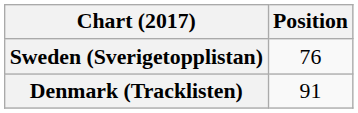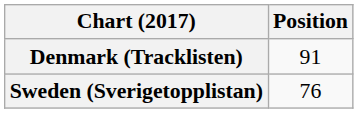rows swapped: (136, 90) <-> (136, 56)
